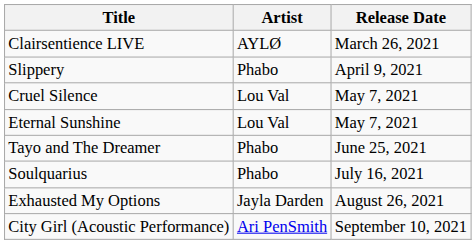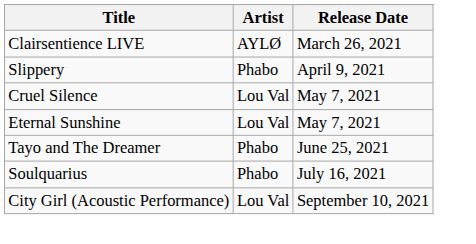- row: (84, 200)
(282, 226) Ari PenSmith -> (263, 200) Lou Val
